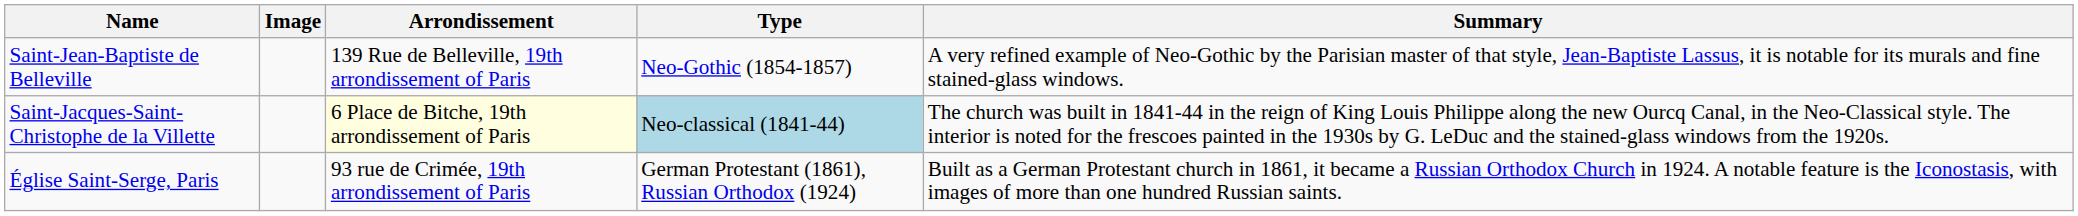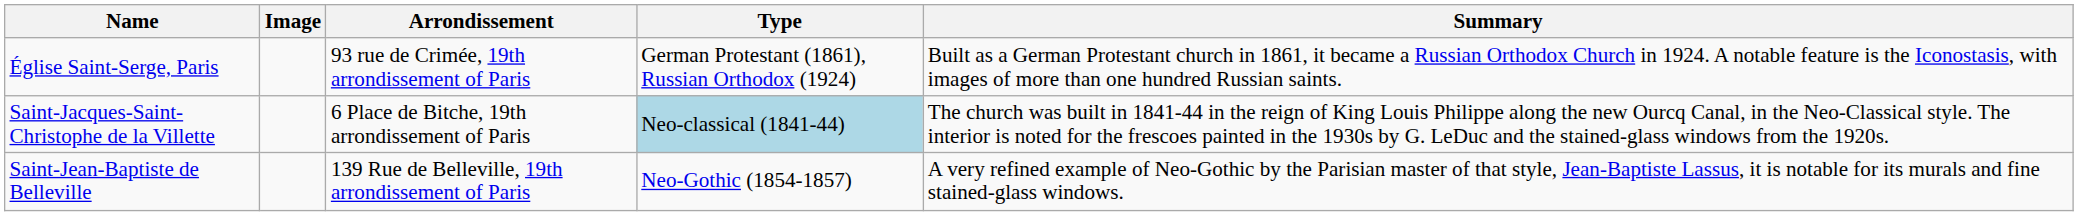rows swapped: (114, 181) <-> (104, 66)
(431, 123) lightyellow background -> (431, 123) no background
